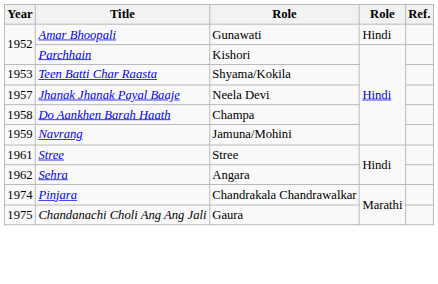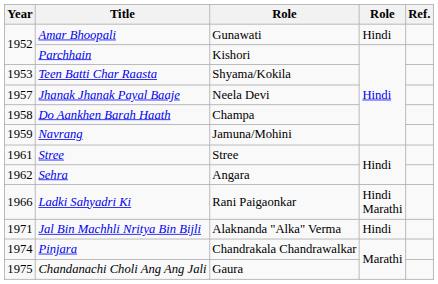+ row: (85, 202)
+ row: (120, 229)
